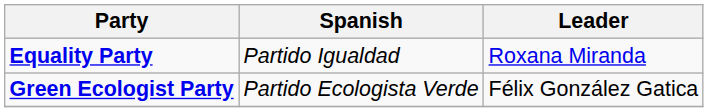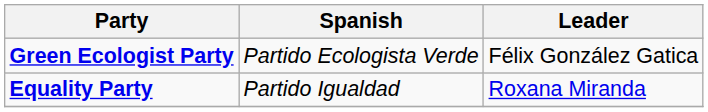rows swapped: (81, 55) <-> (122, 89)
